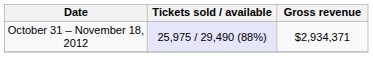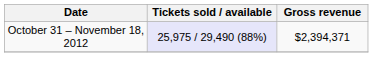(322, 36) $2,934,371 -> (322, 36) $2,394,371
